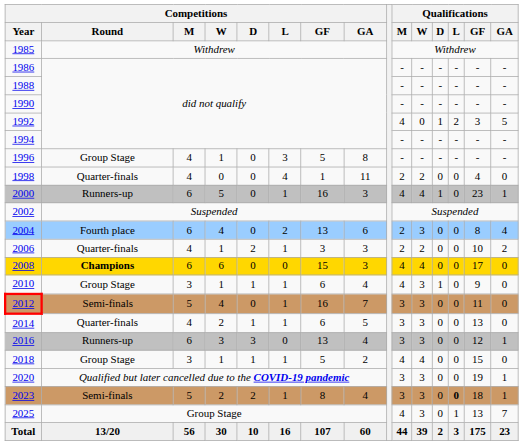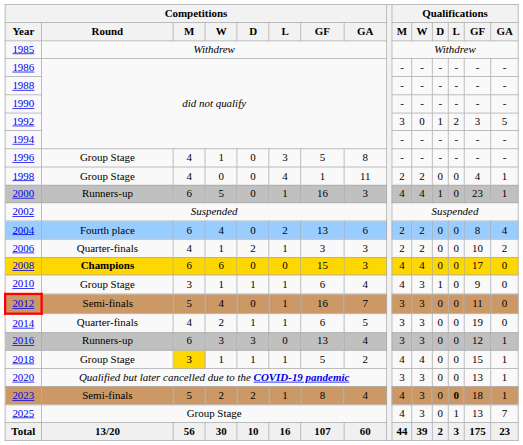(402, 122) 4 -> (402, 122) 3
(107, 176) Quarter-finals -> (107, 176) Group Stage
(505, 176) 0 -> (505, 176) 1
(422, 230) 3 -> (422, 230) 2
(478, 323) 13 -> (478, 323) 19
(189, 359) no background -> (189, 359) gold background
(505, 359) 0 -> (505, 359) 1
(478, 377) 19 -> (478, 377) 13
(402, 396) 3 -> (402, 396) 4
